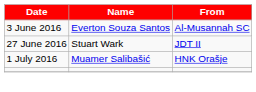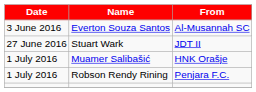+ row: (120, 75)
